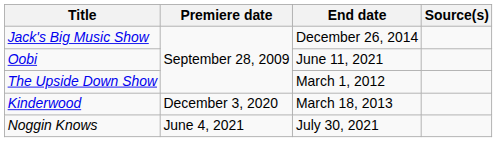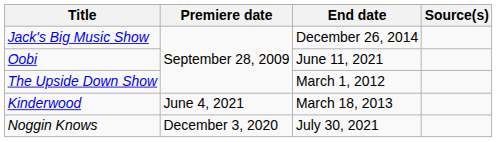(221, 103) December 3, 2020 -> (204, 103) June 4, 2021
(204, 125) June 4, 2021 -> (221, 125) December 3, 2020
